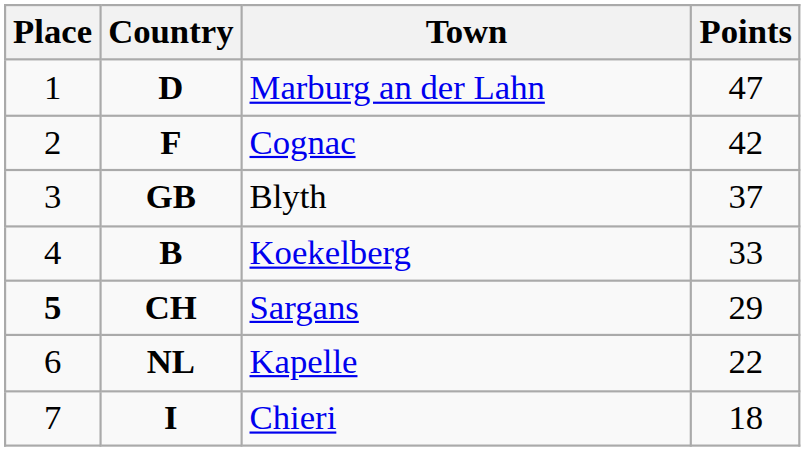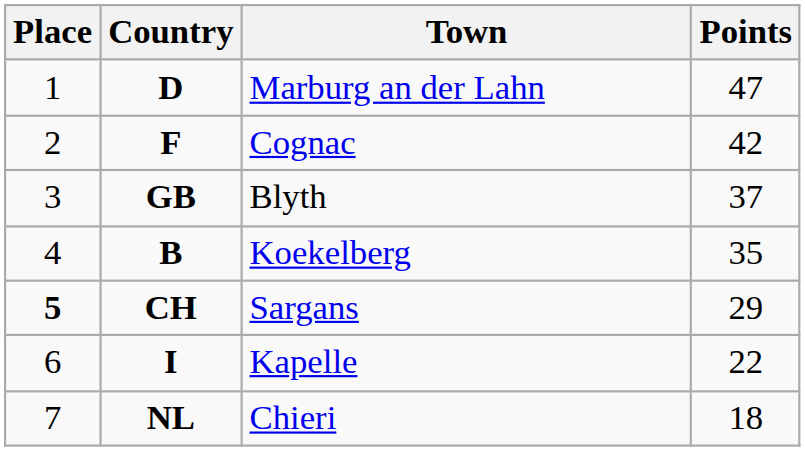(746, 252) 33 -> (746, 252) 35
(171, 362) NL -> (171, 362) I
(171, 417) I -> (171, 417) NL
